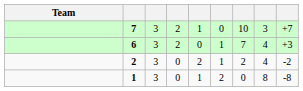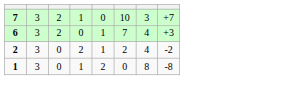- column: (64, 13)
